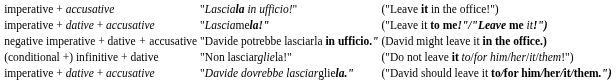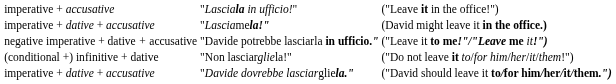(465, 25) ("Leave it to me!"/"Leave me it!") -> (464, 25) (David might leave it in the office.)
(464, 41) (David might leave it in the office.) -> (465, 41) ("Leave it to me!"/"Leave me it!")
